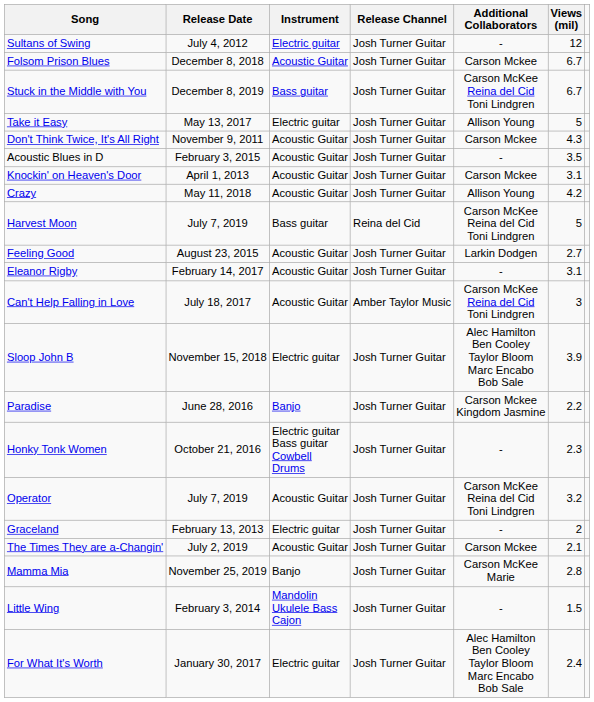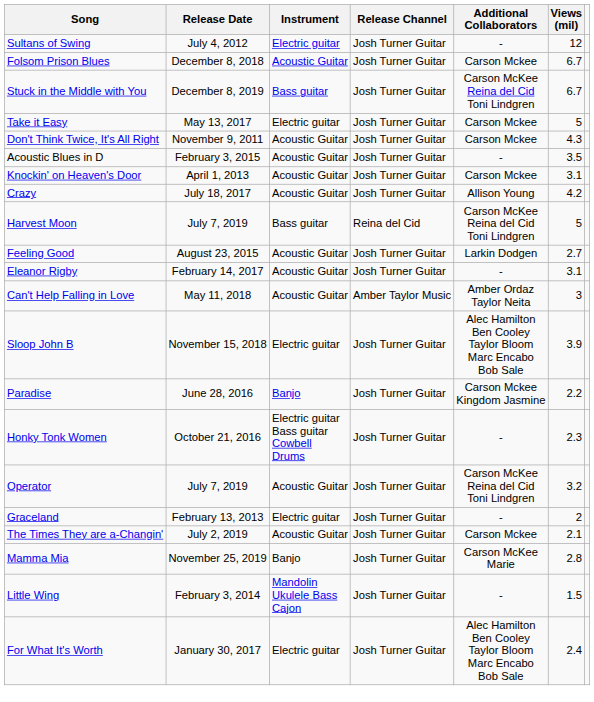(501, 122) Allison Young -> (501, 122) Carson Mckee
(218, 193) May 11, 2018 -> (218, 193) July 18, 2017
(218, 302) July 18, 2017 -> (218, 295) May 11, 2018
(501, 302) Carson McKee Reina del Cid Toni Lindgren -> (501, 295) Amber Ordaz Taylor Neita
